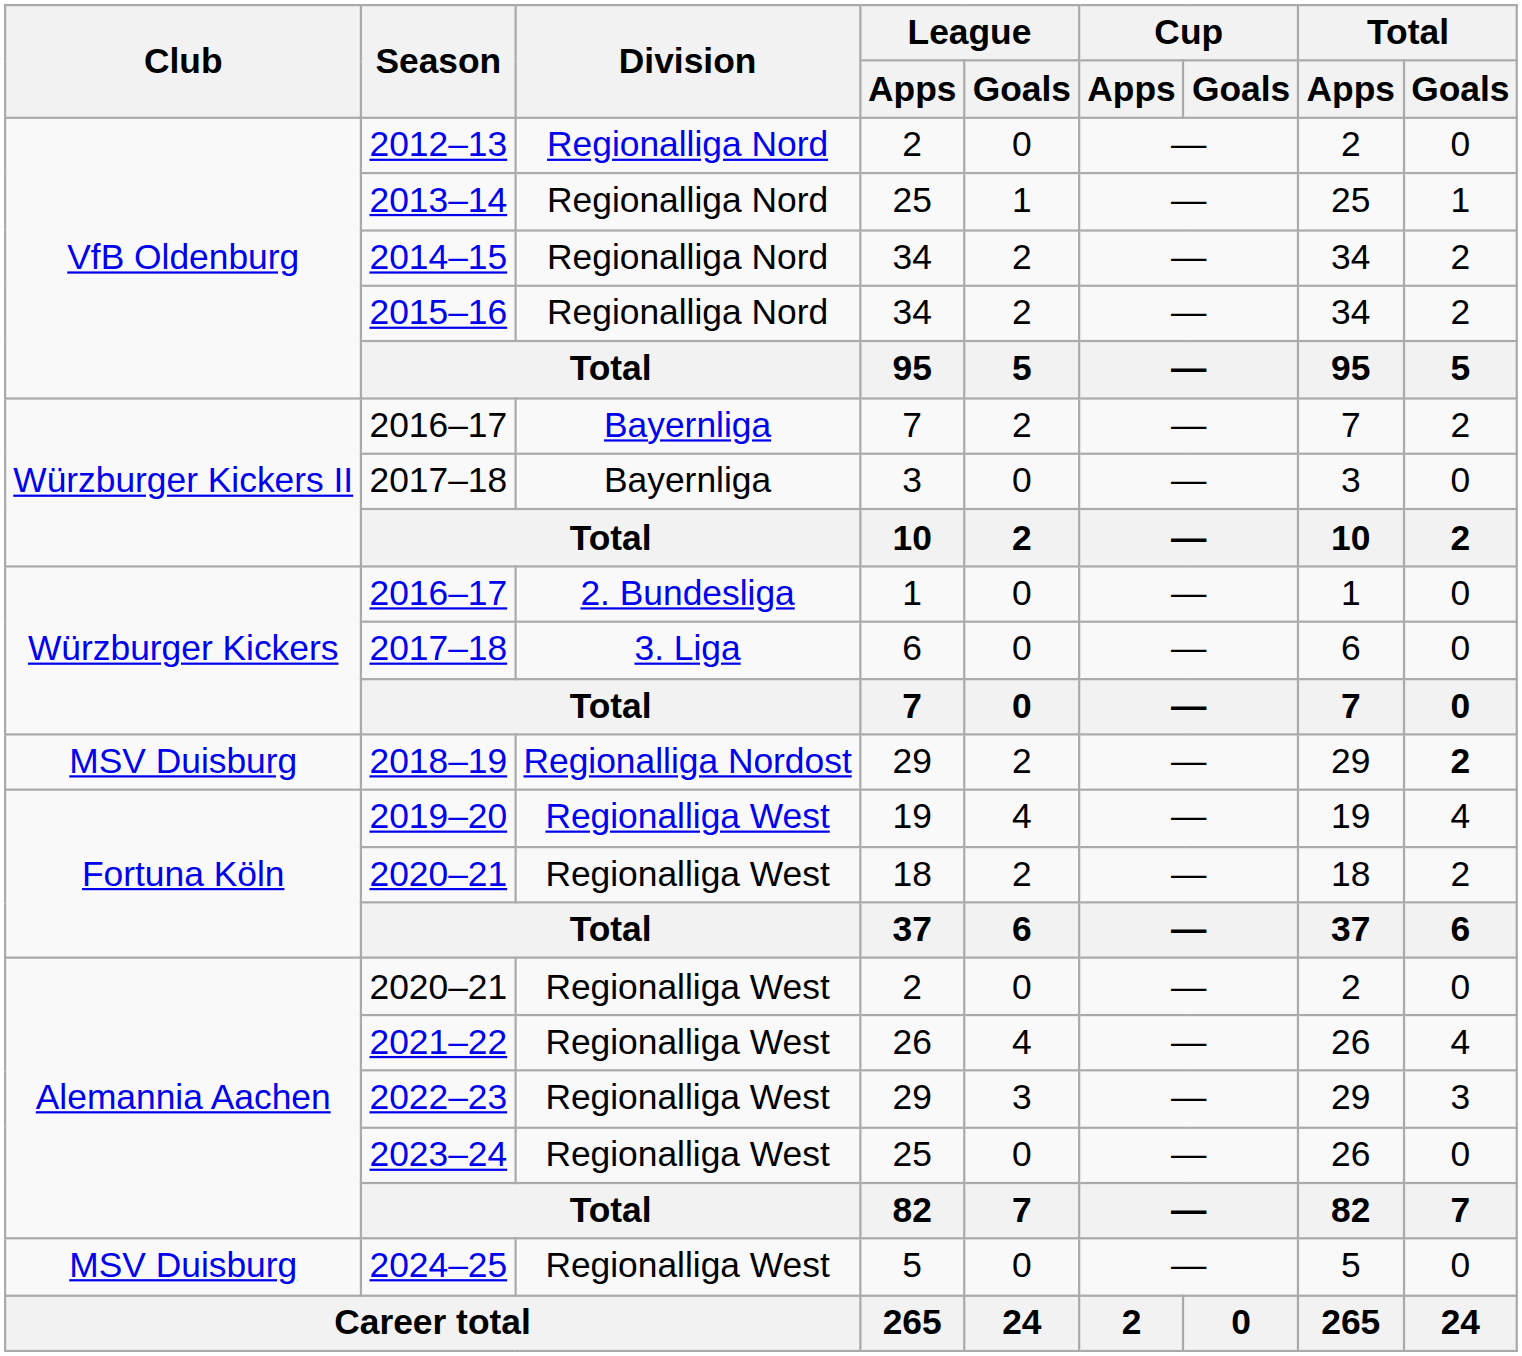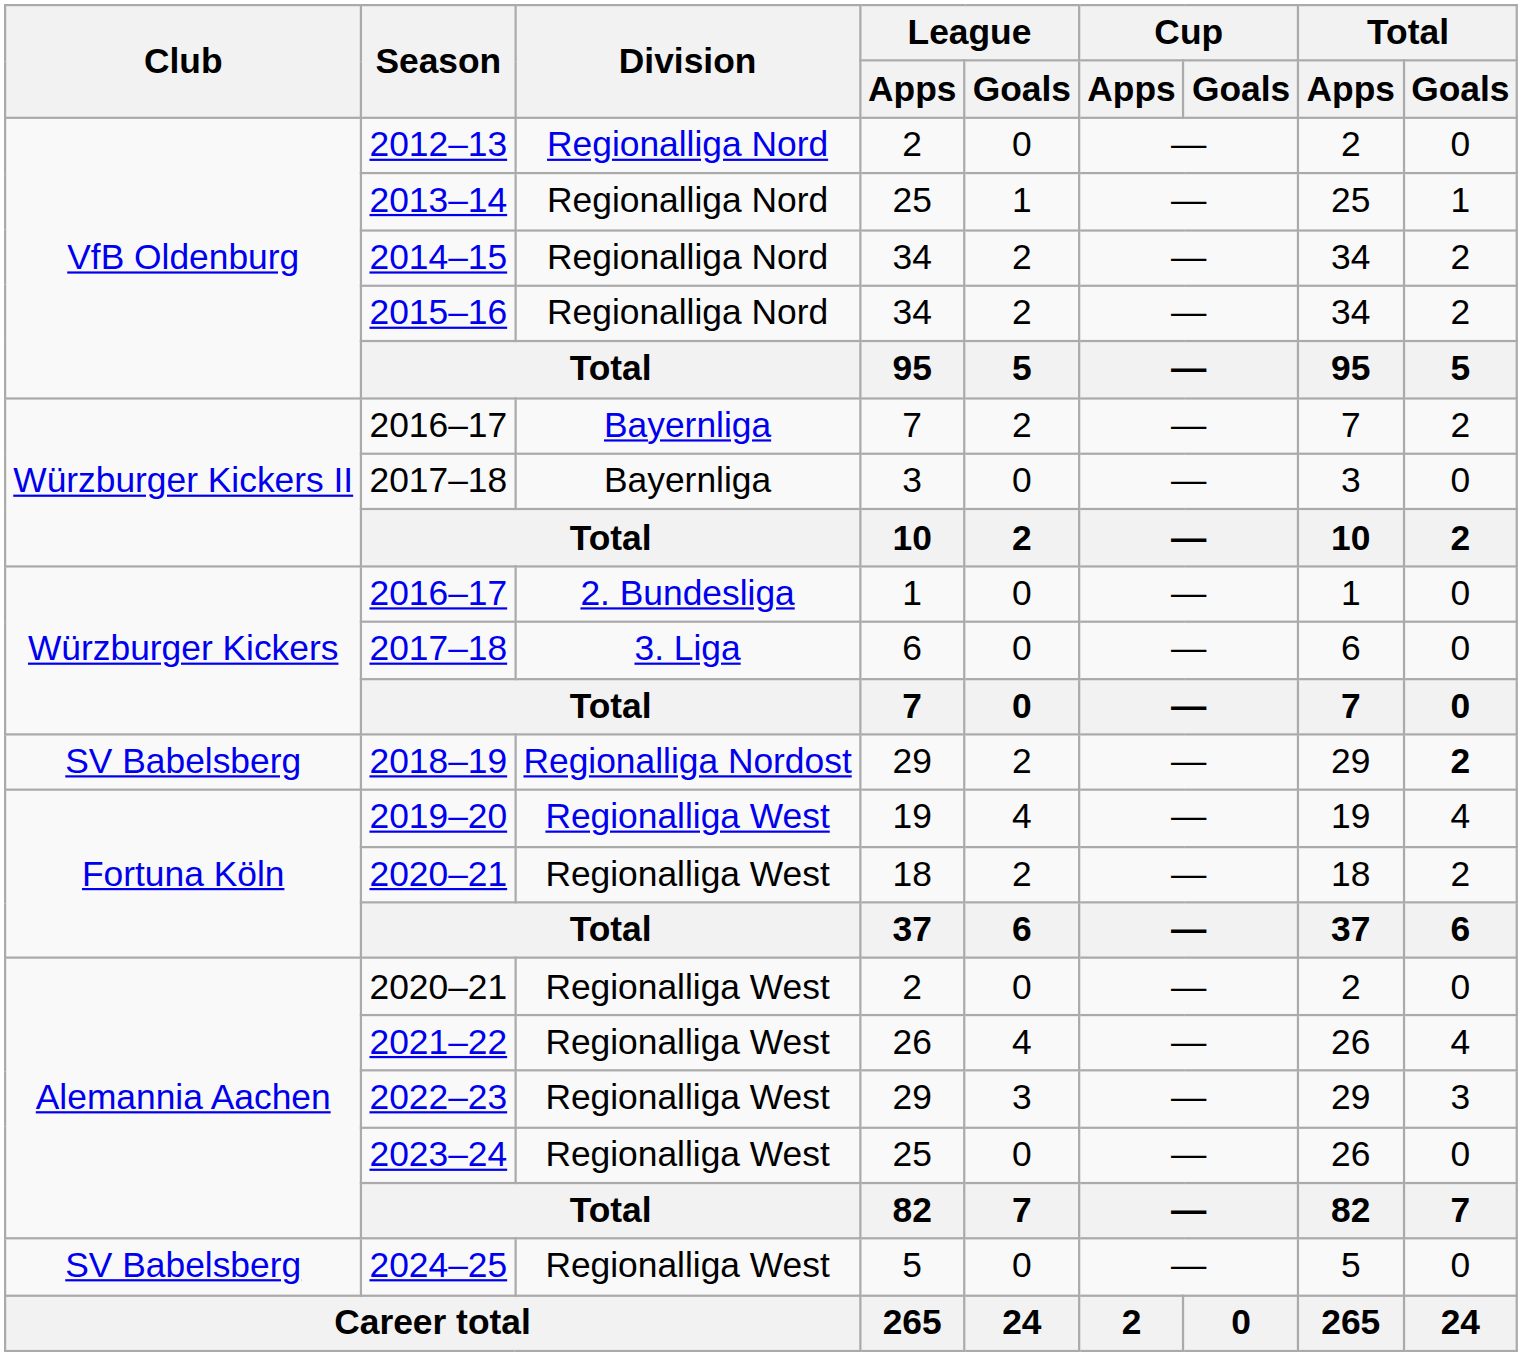(183, 761) MSV Duisburg -> (183, 761) SV Babelsberg
(183, 1266) MSV Duisburg -> (183, 1266) SV Babelsberg
